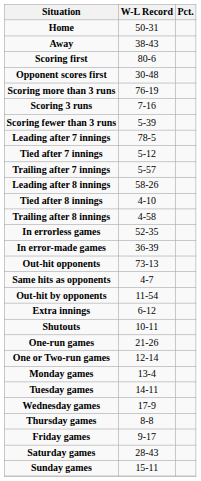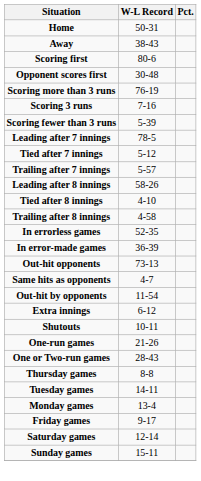(147, 358) 12-14 -> (147, 358) 28-43
rows swapped: (61, 374) <-> (61, 421)
- row: (61, 405)
(147, 452) 28-43 -> (147, 437) 12-14
